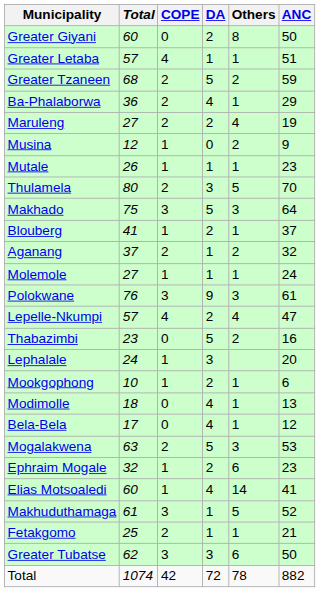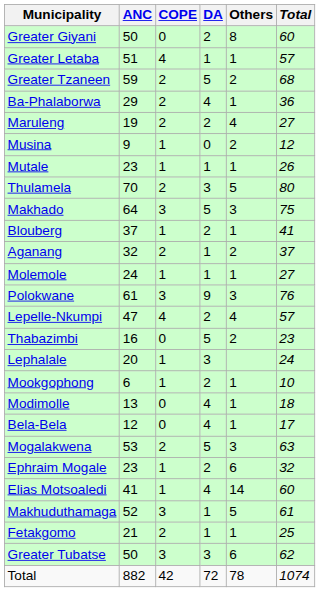columns swapped: (297, 15) <-> (139, 15)
